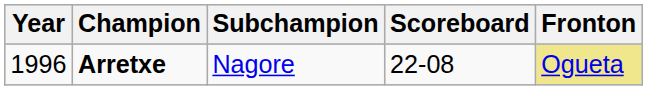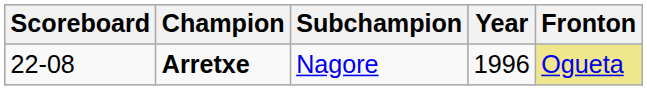columns swapped: (39, 24) <-> (460, 24)
